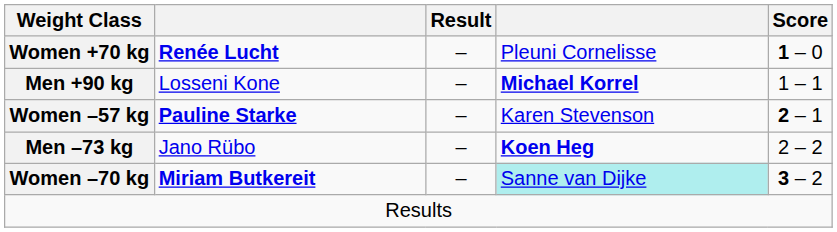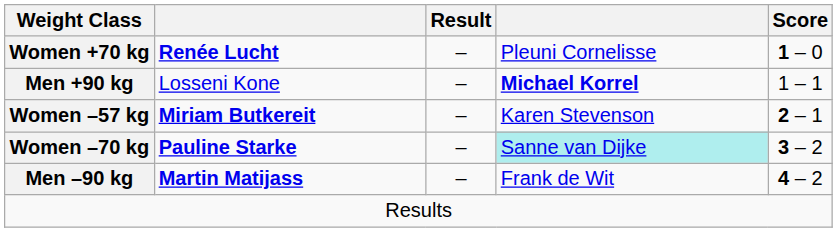(228, 115) Pauline Starke -> (237, 115) Miriam Butkereit
- row: (79, 147)
(237, 178) Miriam Butkereit -> (228, 147) Pauline Starke
+ row: (79, 178)
